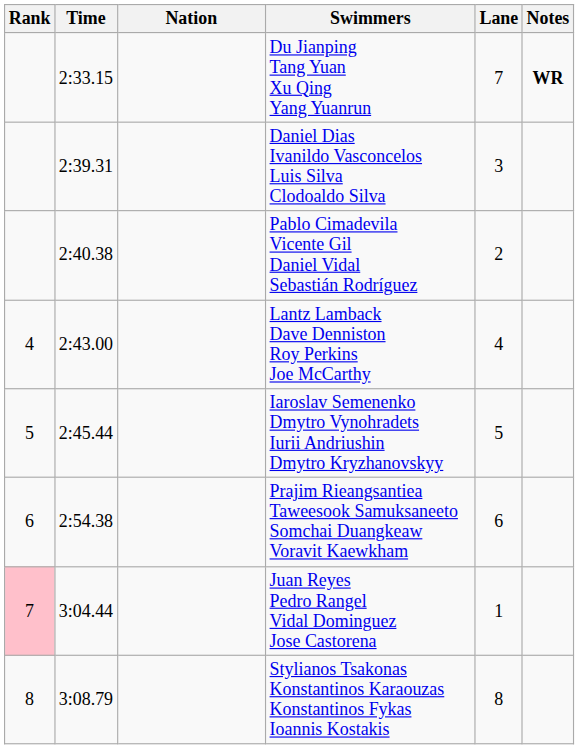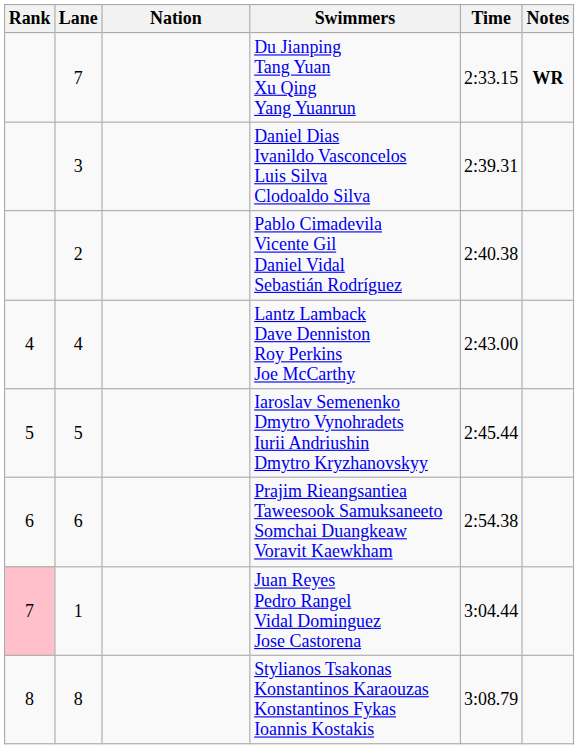columns swapped: (499, 18) <-> (86, 18)
